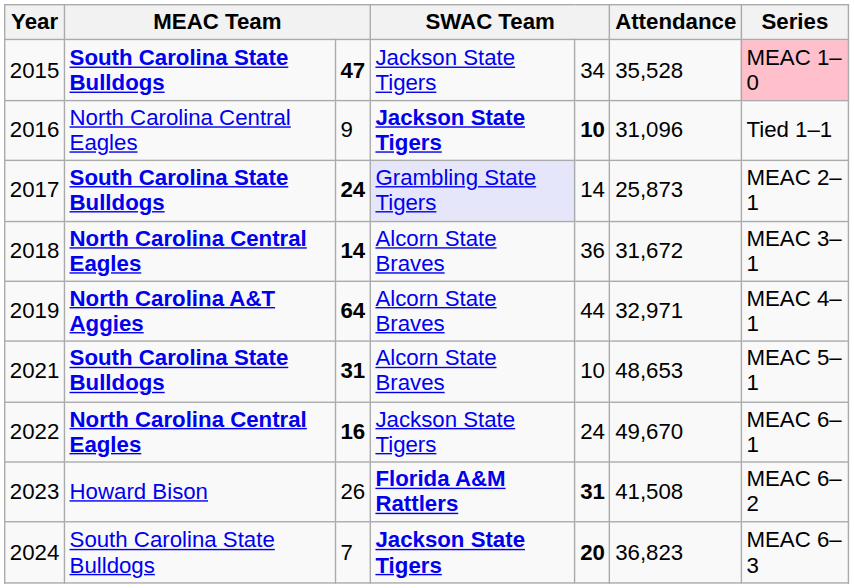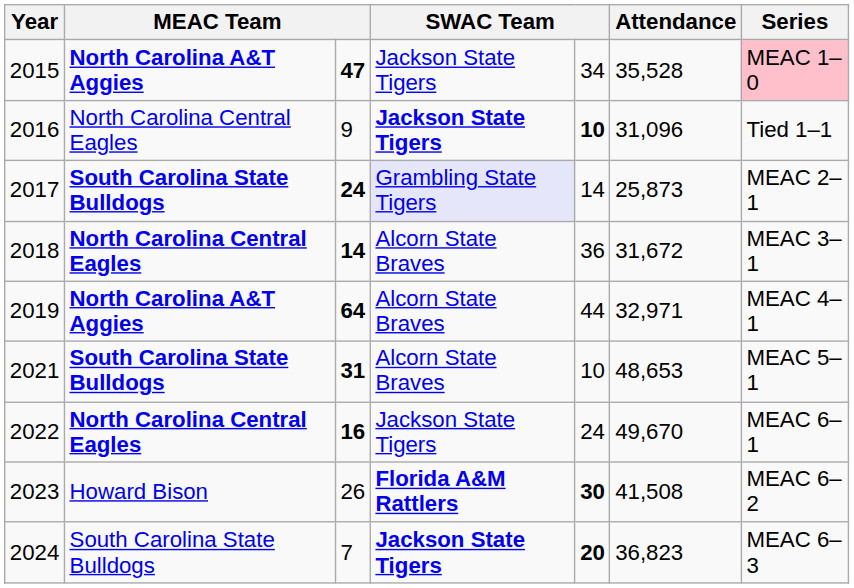(179, 69) South Carolina State Bulldogs -> (172, 69) North Carolina A&T Aggies
(593, 491) 31 -> (593, 491) 30
